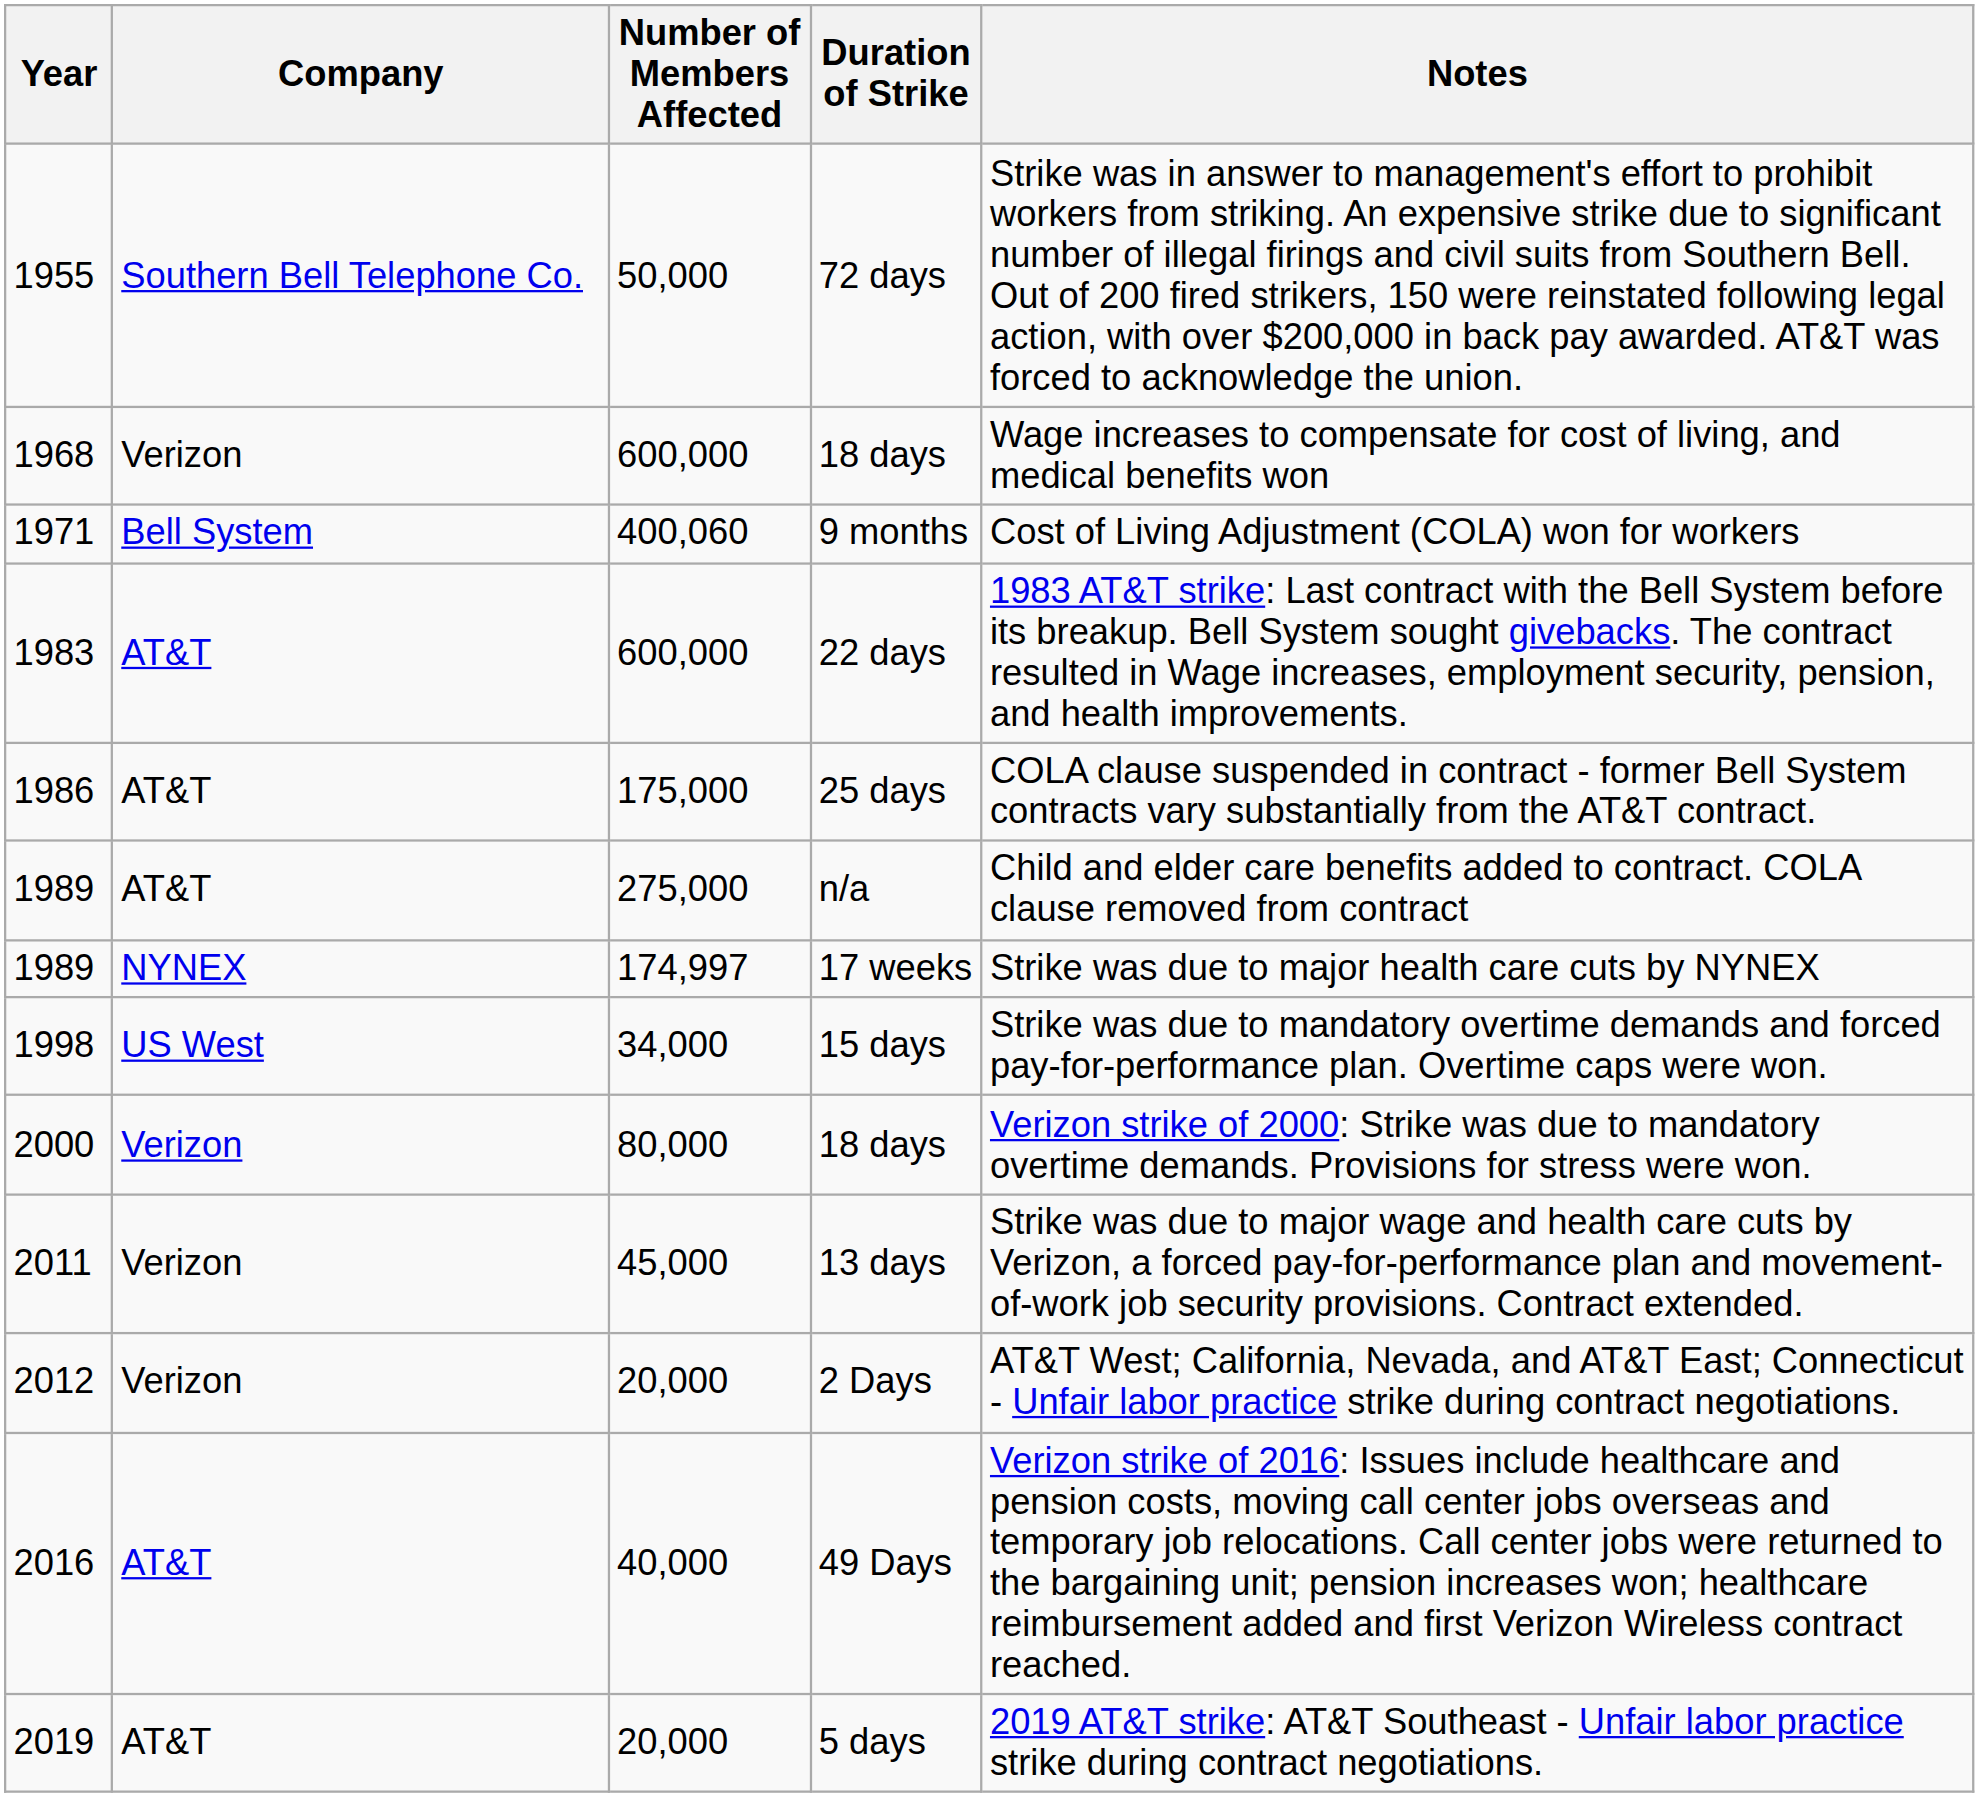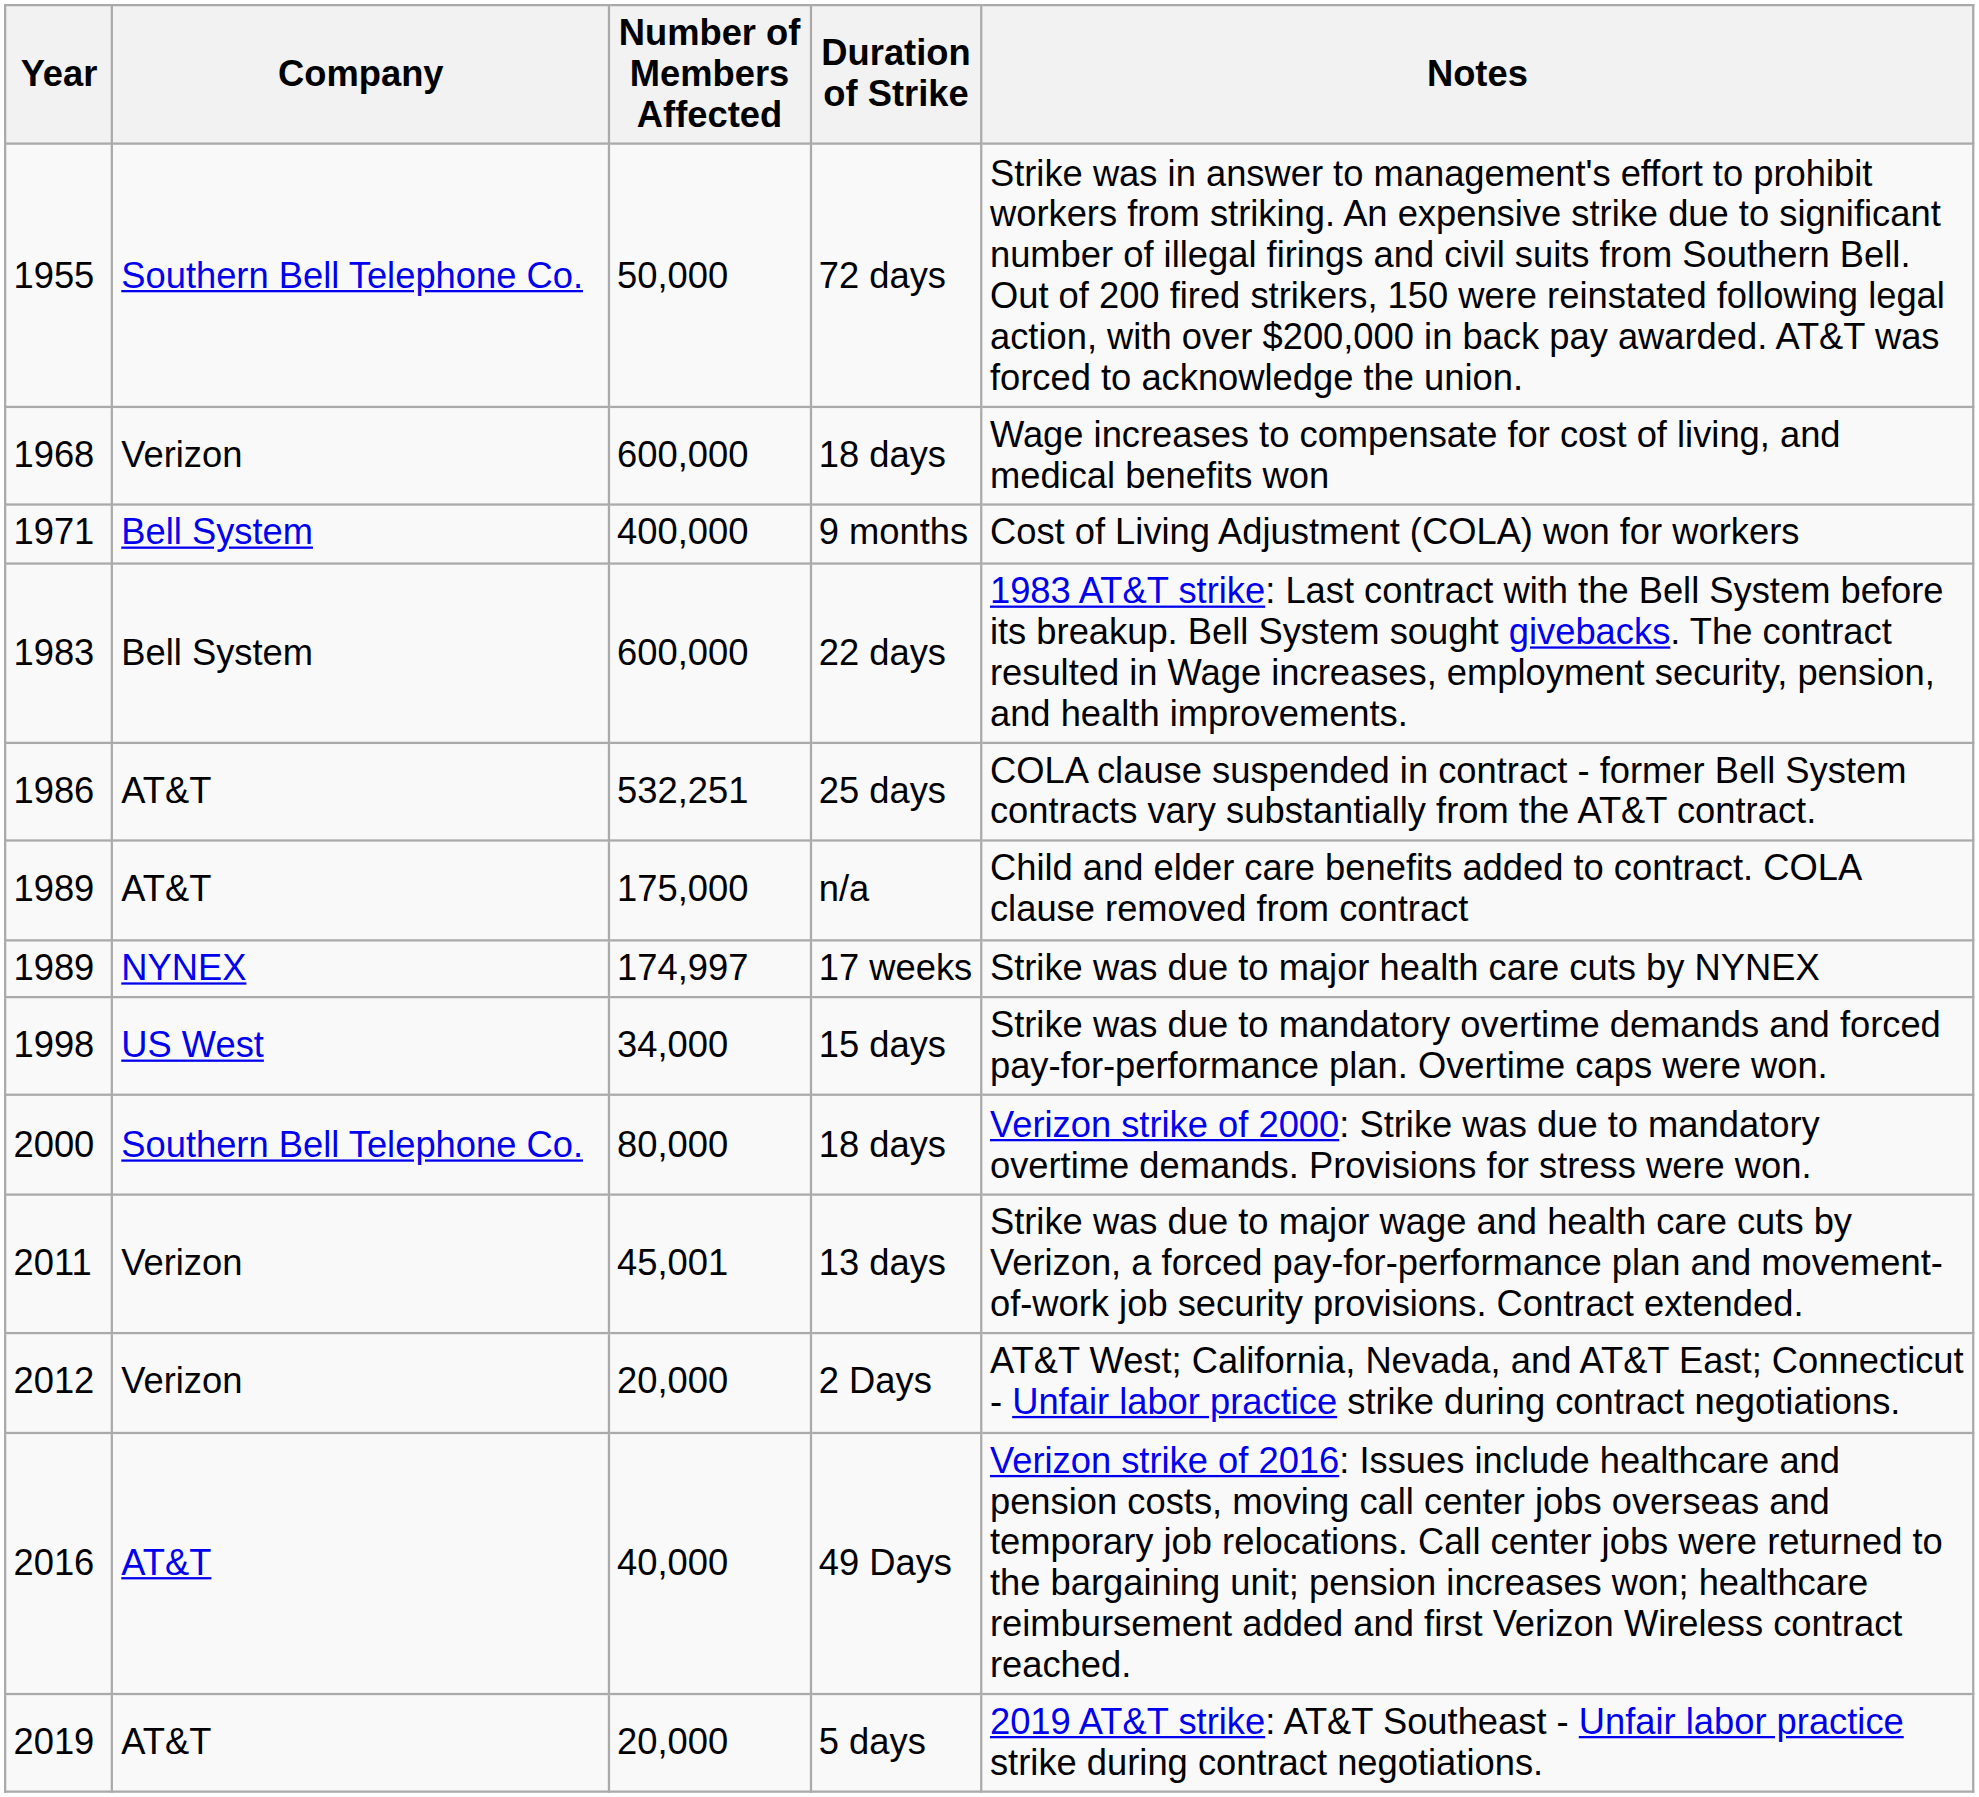(683, 532) 400,060 -> (683, 532) 400,000
(166, 651) AT&T -> (217, 651) Bell System
(683, 791) 175,000 -> (683, 791) 532,251
(683, 889) 275,000 -> (683, 889) 175,000
(182, 1144) Verizon -> (352, 1144) Southern Bell Telephone Co.
(673, 1263) 45,000 -> (673, 1263) 45,001
